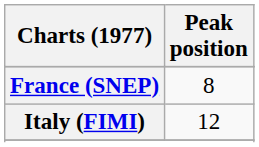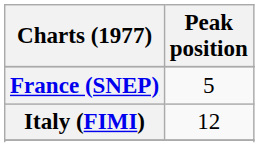(209, 85) 8 -> (209, 85) 5
